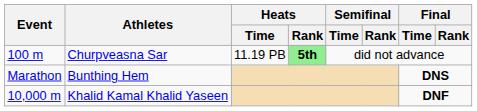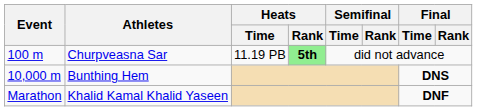(35, 76) Marathon -> (34, 76) 10,000 m
(34, 96) 10,000 m -> (35, 96) Marathon
